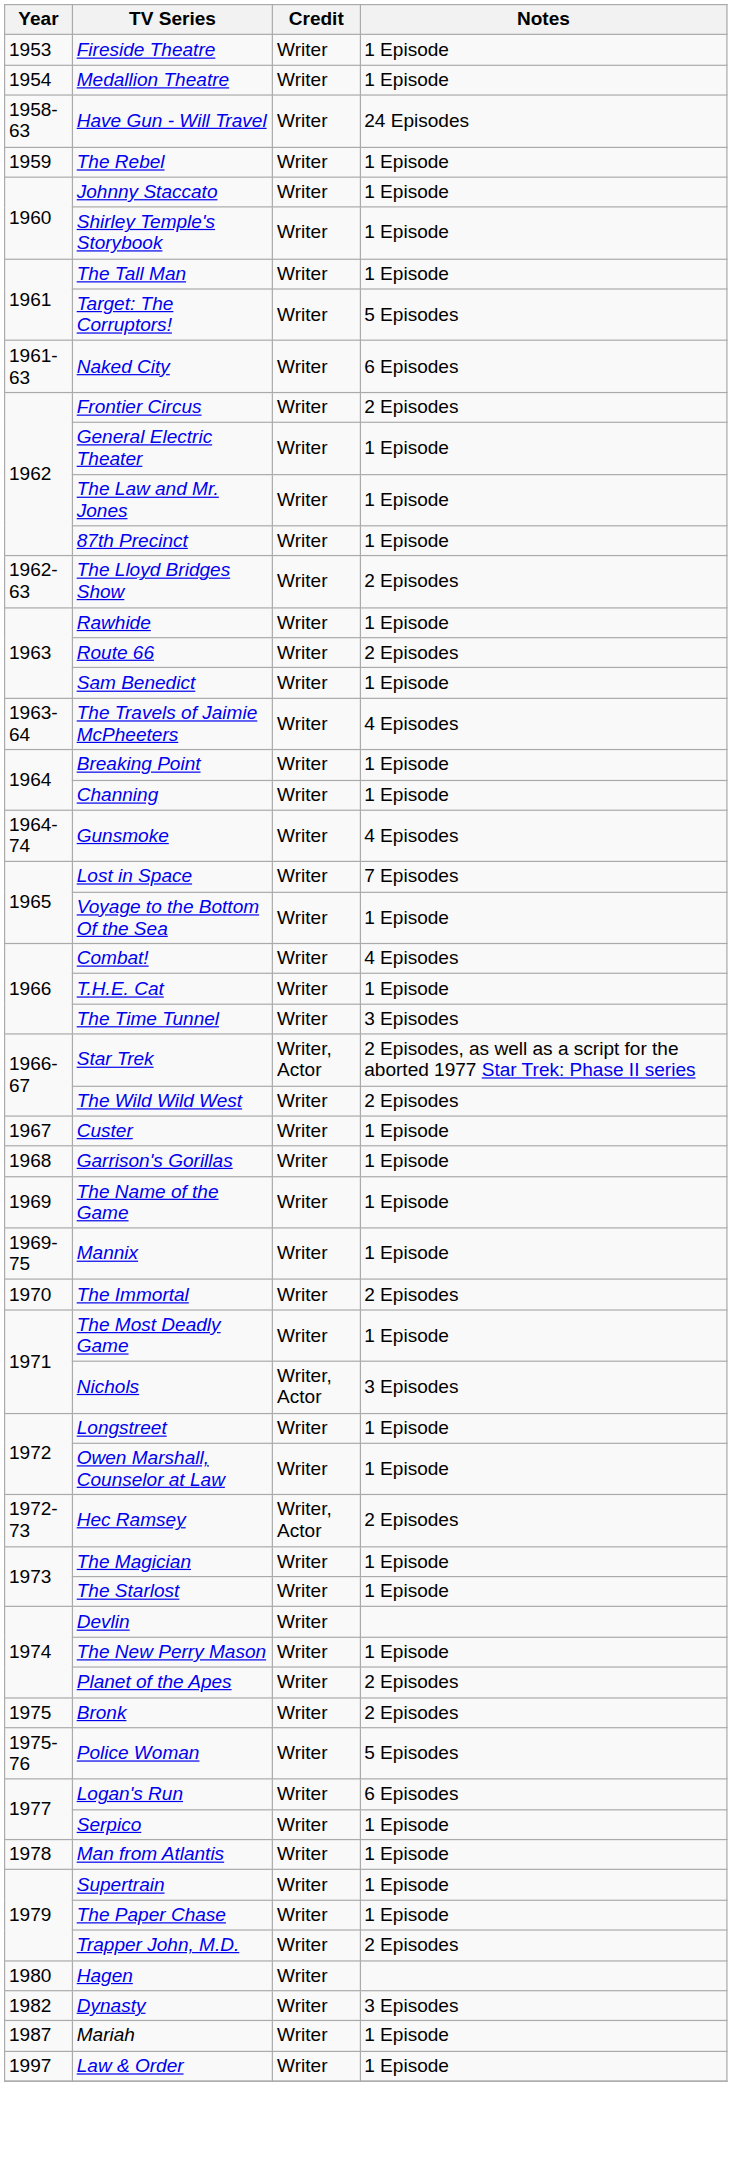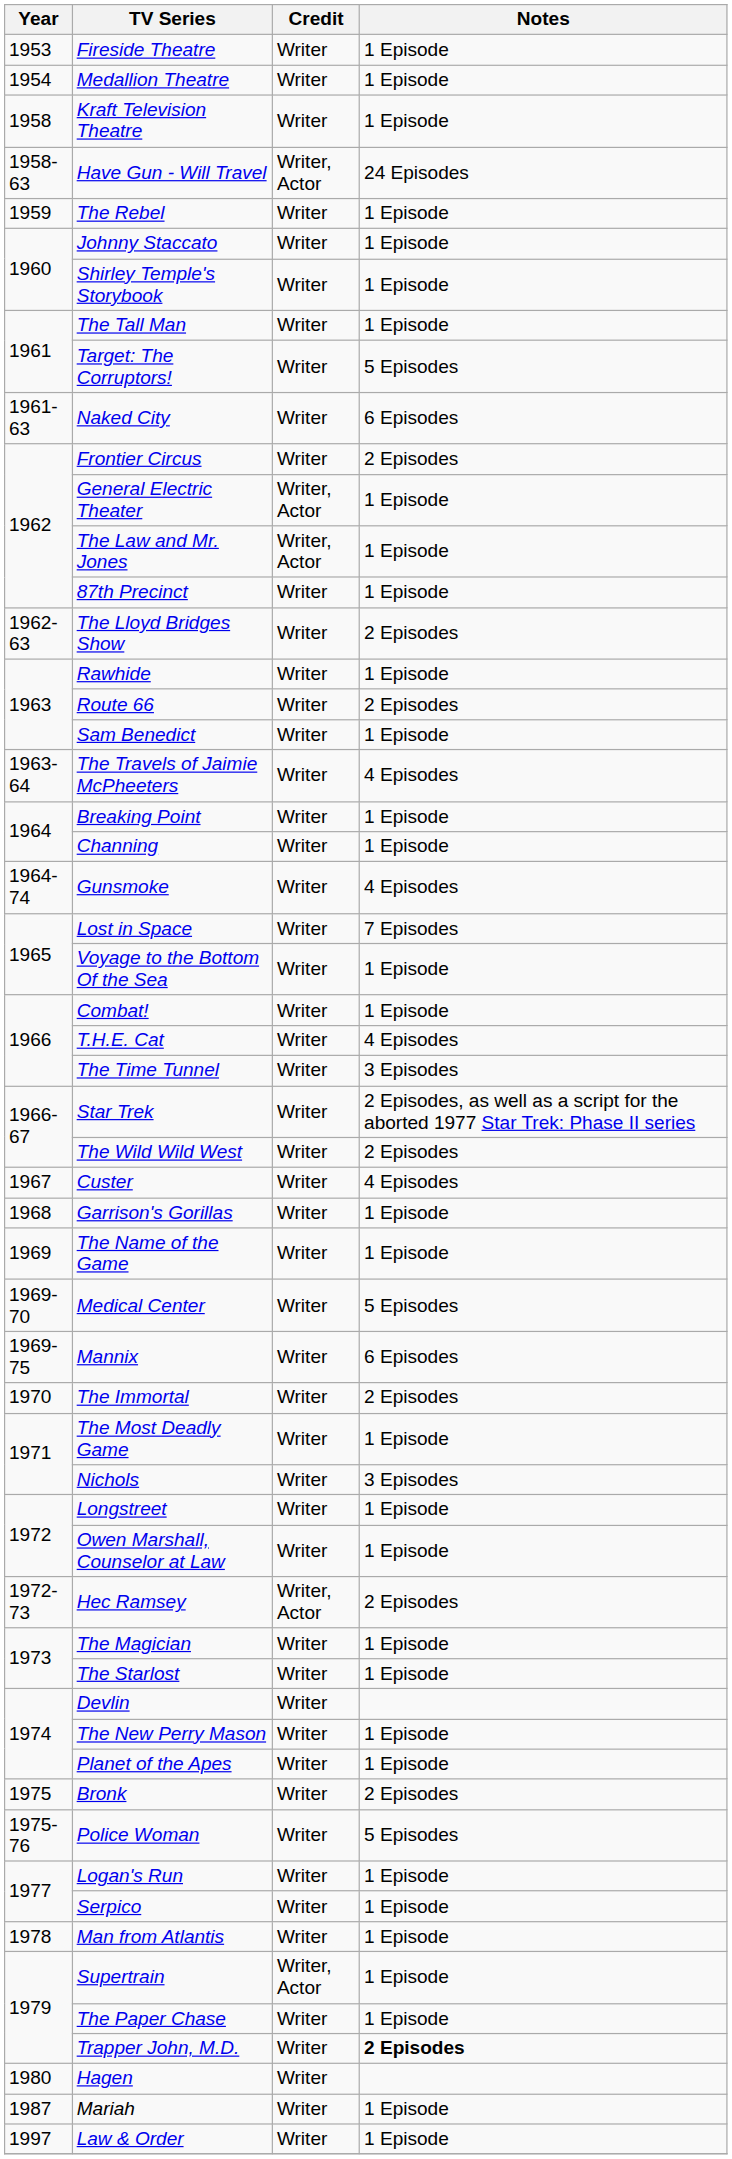+ row: (141, 120)
(302, 120) Writer -> (304, 172) Writer, Actor
(302, 448) Writer -> (304, 499) Writer, Actor
(302, 499) Writer -> (304, 551) Writer, Actor
(411, 958) 4 Episodes -> (406, 1010) 1 Episode
(407, 988) 1 Episode -> (411, 1040) 4 Episodes
(304, 1059) Writer, Actor -> (302, 1111) Writer
(407, 1130) 1 Episode -> (411, 1182) 4 Episodes
+ row: (141, 1305)
(407, 1253) 1 Episode -> (411, 1356) 6 Episodes
(304, 1387) Writer, Actor -> (302, 1479) Writer
(411, 1682) 2 Episodes -> (406, 1763) 1 Episode
(411, 1794) 6 Episodes -> (406, 1875) 1 Episode
(302, 1884) Writer -> (304, 1977) Writer, Actor
(411, 1945) normal -> (414, 2048) bold
- row: (111, 2005)
